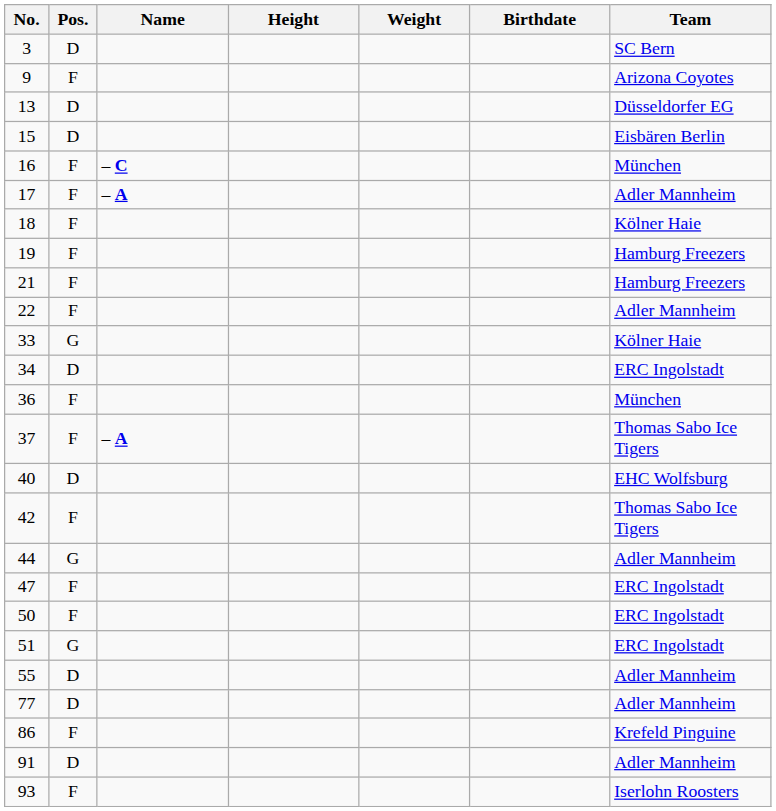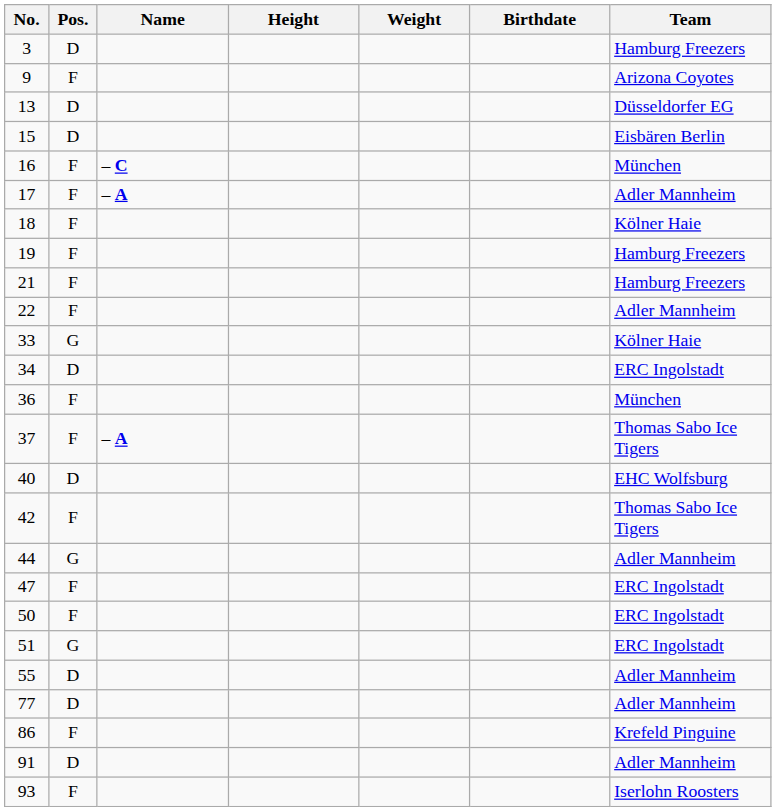(644, 48) SC Bern -> (680, 48) Hamburg Freezers
